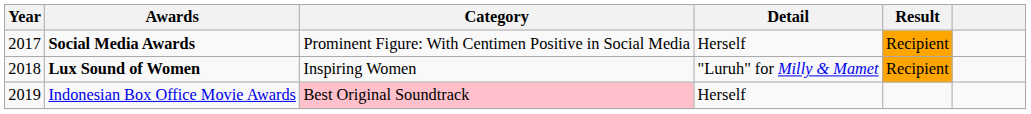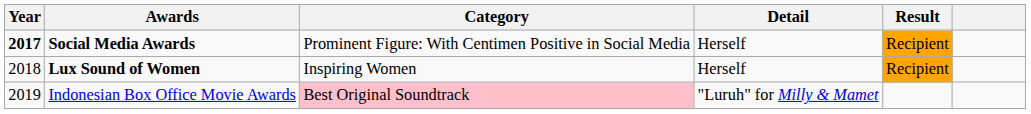(25, 43) normal -> (25, 43) bold
(788, 69) "Luruh" for Milly & Mamet -> (722, 69) Herself
(722, 95) Herself -> (788, 95) "Luruh" for Milly & Mamet
